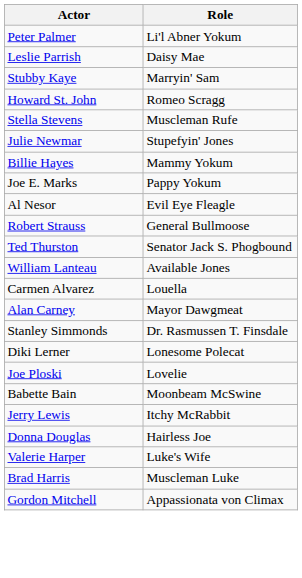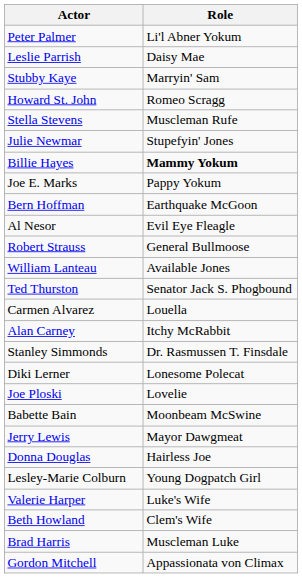(190, 162) normal -> (192, 162) bold
+ row: (46, 204)
rows swapped: (52, 267) <-> (43, 246)
(195, 309) Mayor Dawgmeat -> (188, 330) Itchy McRabbit
(188, 415) Itchy McRabbit -> (195, 436) Mayor Dawgmeat
+ row: (67, 478)
+ row: (46, 520)
